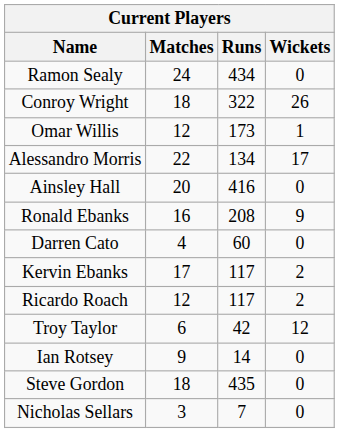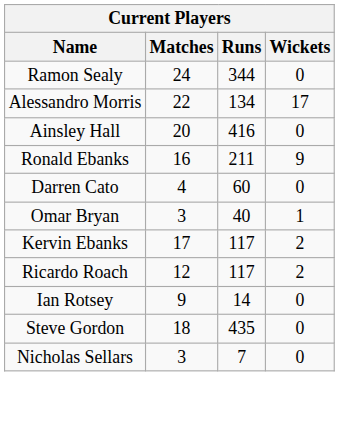(242, 74) 434 -> (242, 74) 344
- row: (75, 103)
- row: (75, 131)
(242, 215) 208 -> (242, 159) 211
+ row: (75, 215)
- row: (75, 328)
